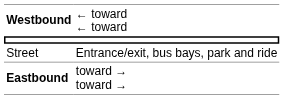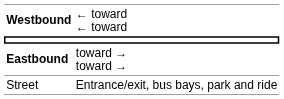rows swapped: (37, 78) <-> (22, 52)
